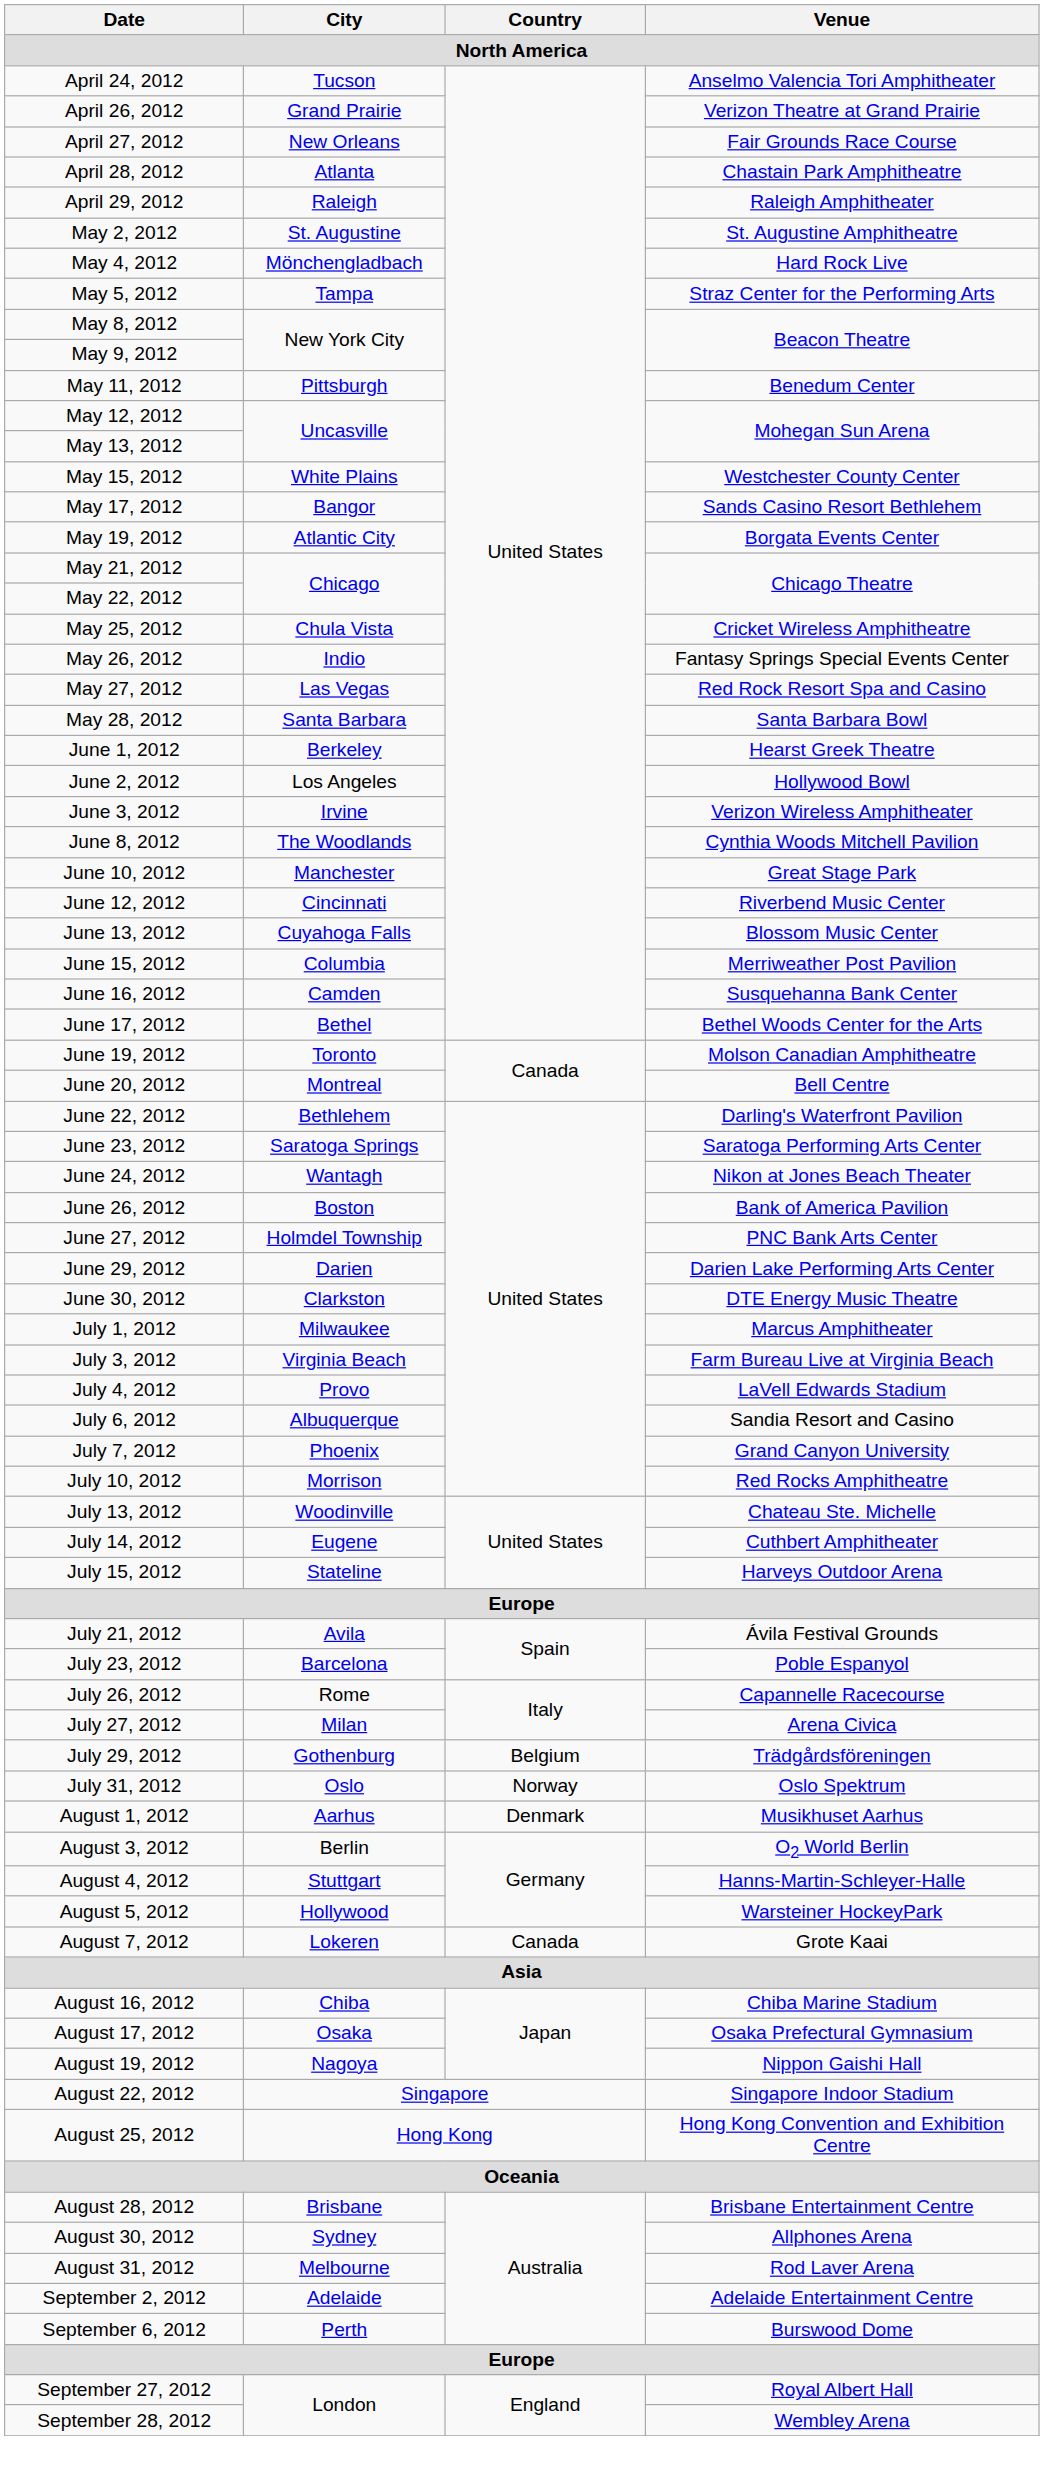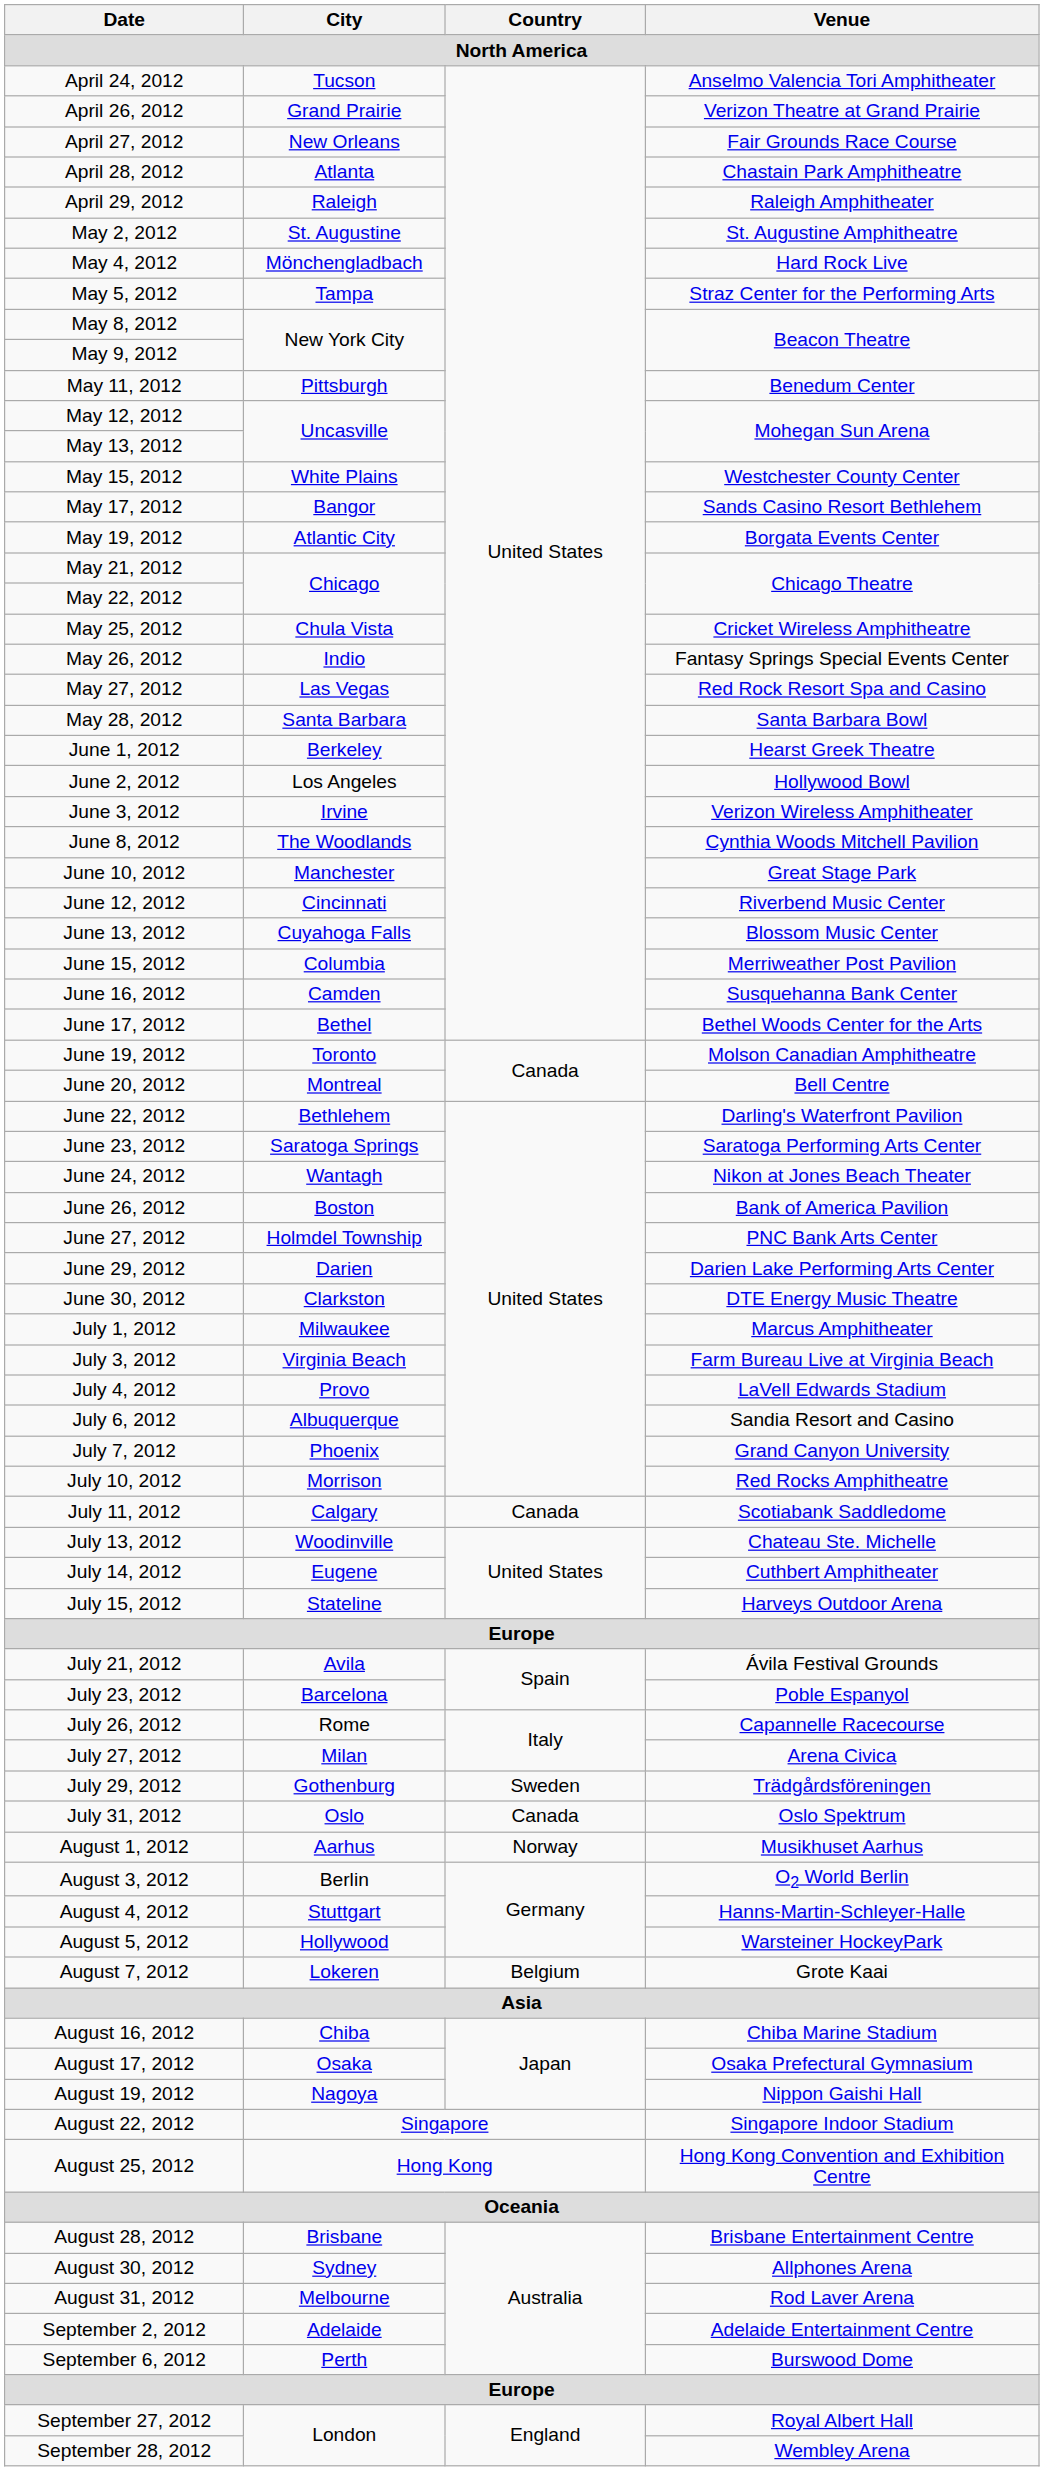+ row: (124, 1511)
(545, 1755) Belgium -> (545, 1785) Sweden
(545, 1785) Norway -> (545, 1816) Canada
(545, 1816) Denmark -> (545, 1846) Norway
(545, 1941) Canada -> (545, 1972) Belgium
